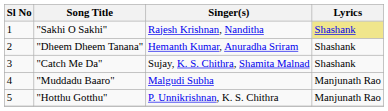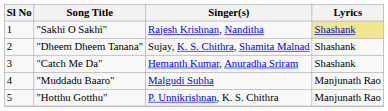(223, 47) Hemanth Kumar, Anuradha Sriram -> (229, 47) Sujay, K. S. Chithra, Shamita Malnad
(229, 64) Sujay, K. S. Chithra, Shamita Malnad -> (223, 64) Hemanth Kumar, Anuradha Sriram
